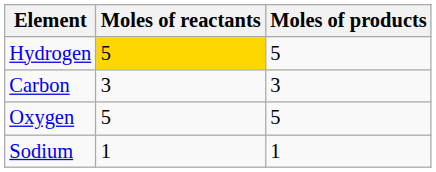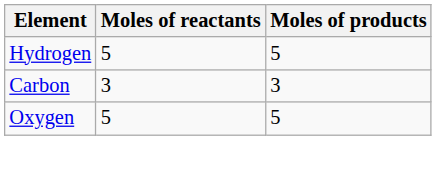(106, 53) gold background -> (106, 53) no background
- row: (41, 150)
